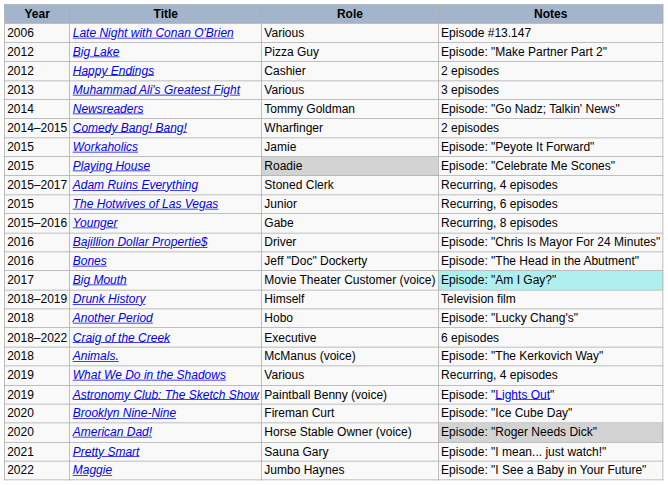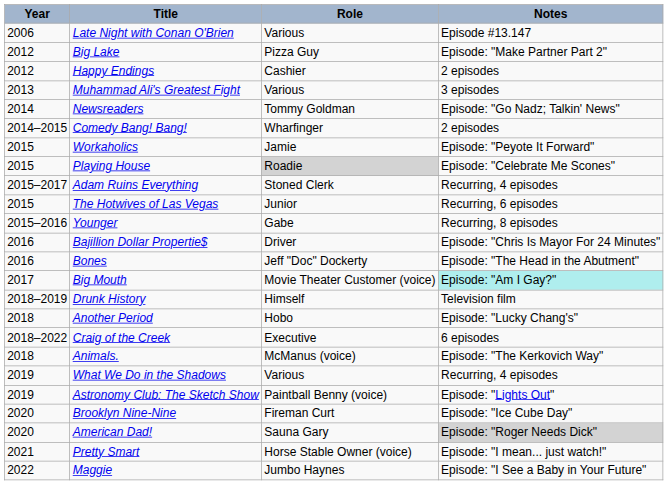(338, 432) Horse Stable Owner (voice) -> (296, 432) Sauna Gary
(296, 451) Sauna Gary -> (338, 451) Horse Stable Owner (voice)
